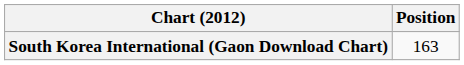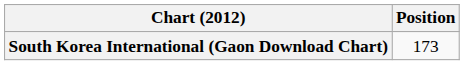(426, 45) 163 -> (426, 45) 173
